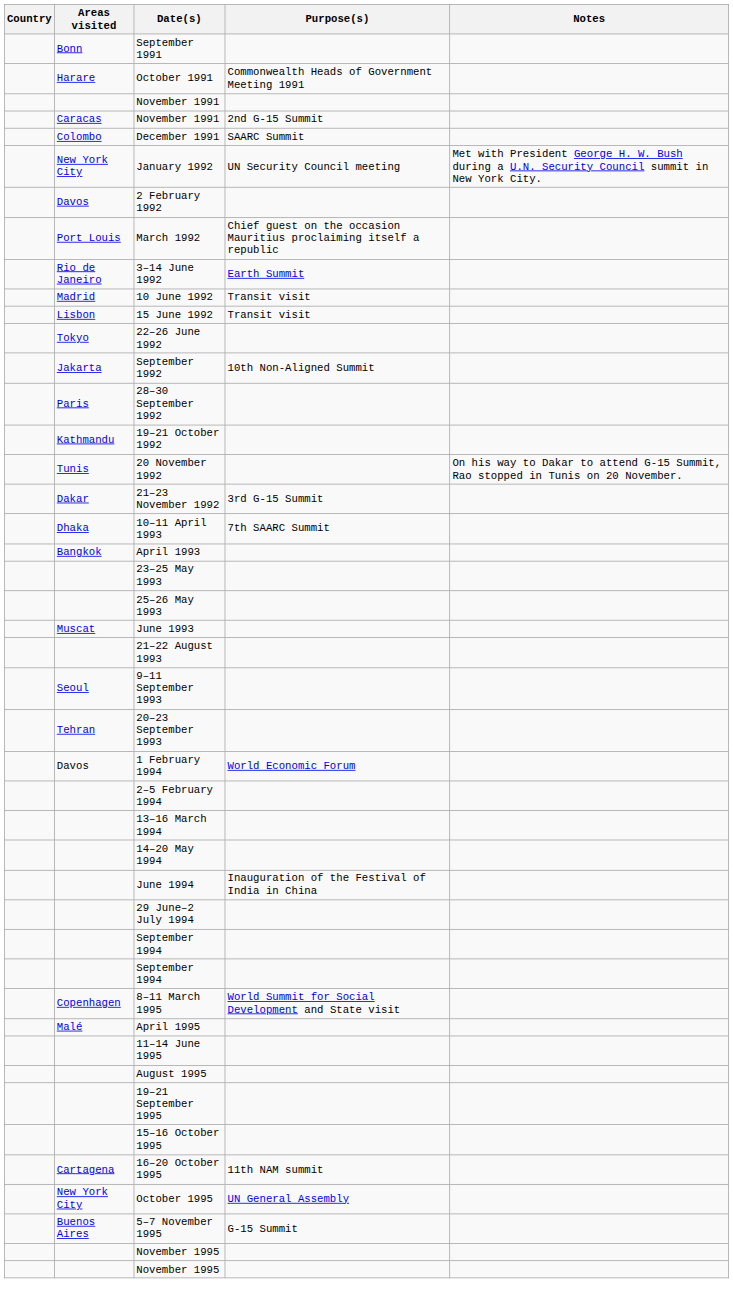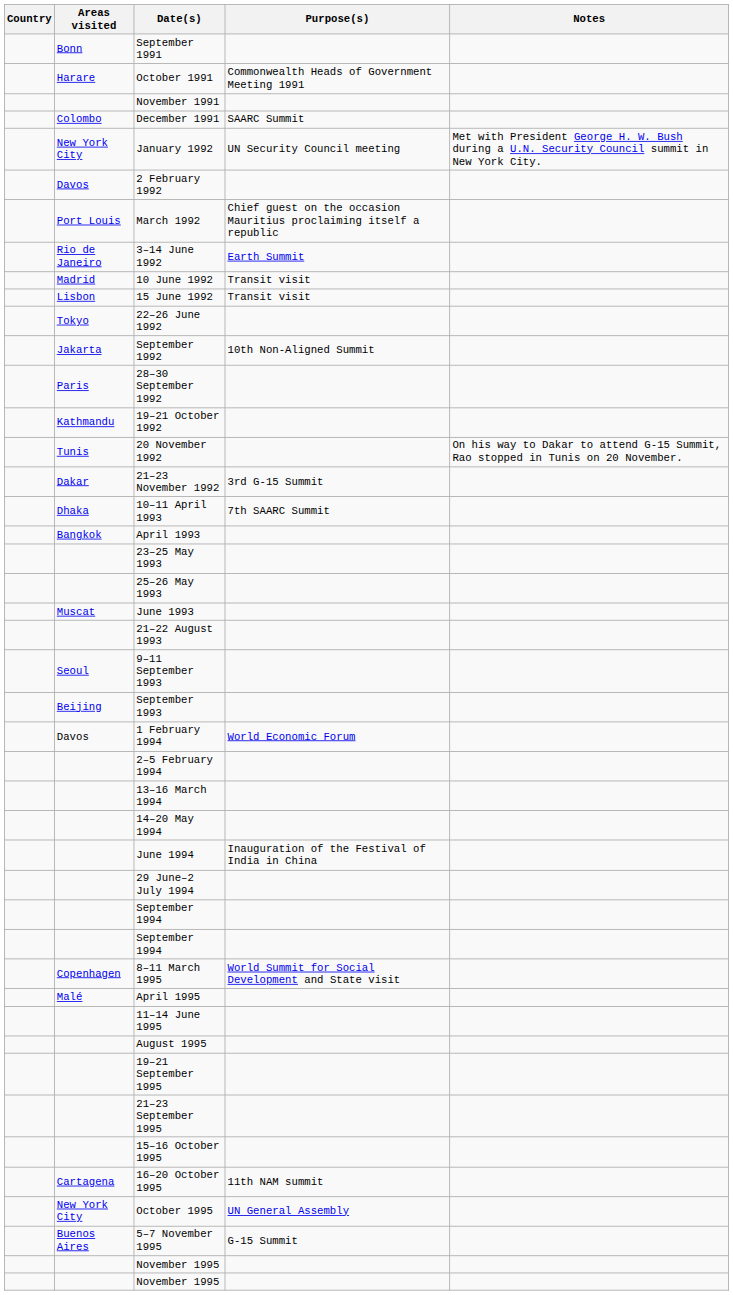- row: (79, 119)
+ row: (79, 707)
- row: (76, 730)
+ row: (94, 1116)
